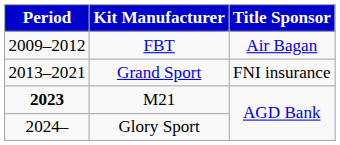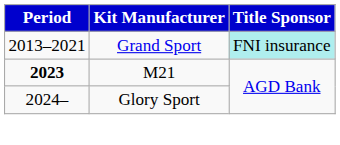- row: (159, 45)
(282, 72) no background -> (282, 45) paleturquoise background
